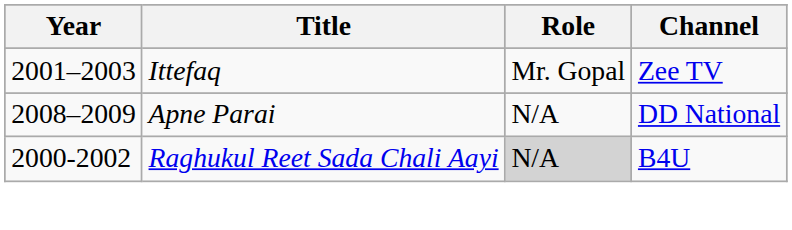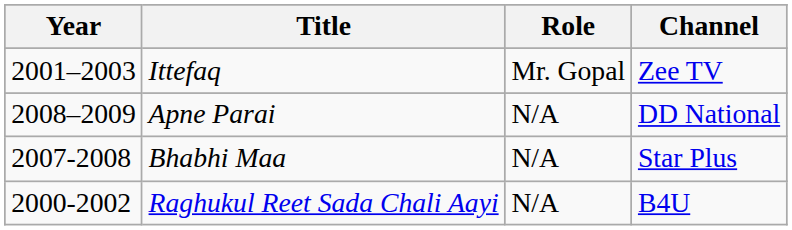+ row: (217, 158)
(535, 158) lightgrey background -> (535, 202) no background
